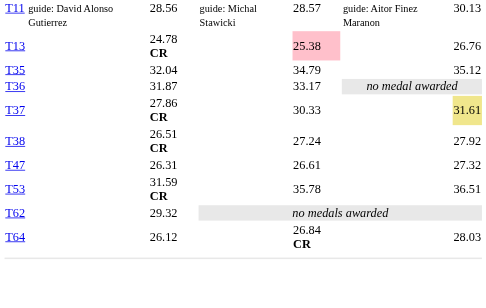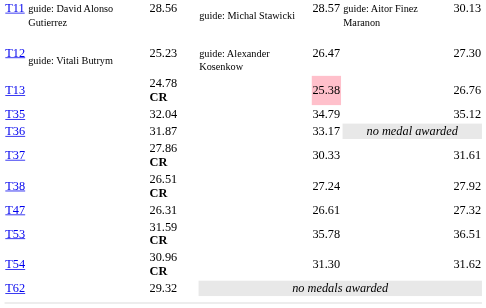+ row: (15, 52)
(467, 110) khaki background -> (467, 155) no background
+ row: (15, 264)
- row: (15, 236)
